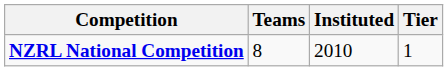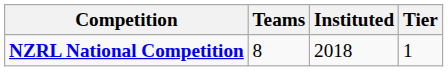(333, 50) 2010 -> (333, 50) 2018
